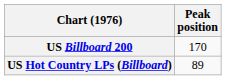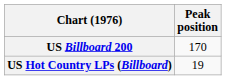(198, 65) 89 -> (198, 65) 19
